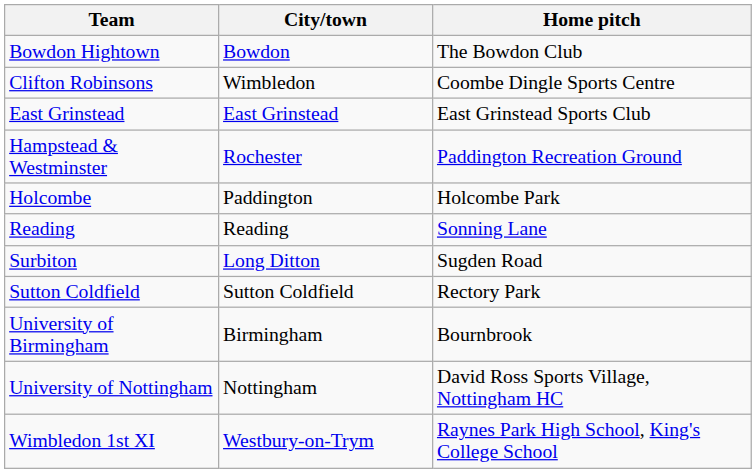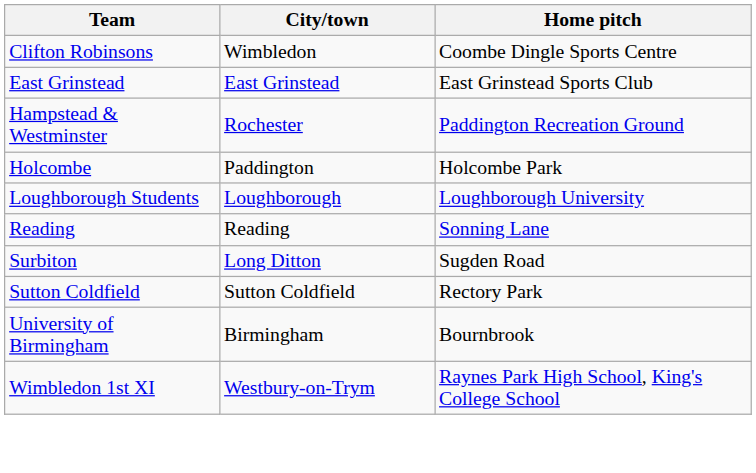- row: (84, 51)
+ row: (104, 198)
- row: (111, 387)
